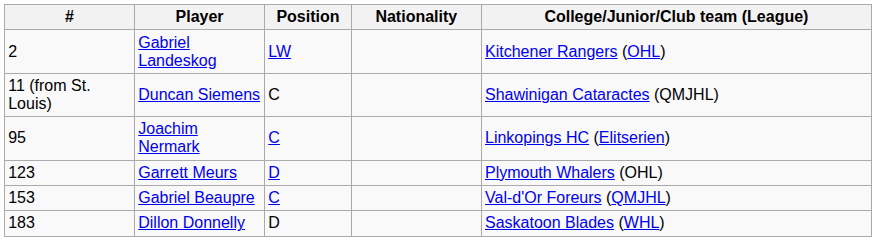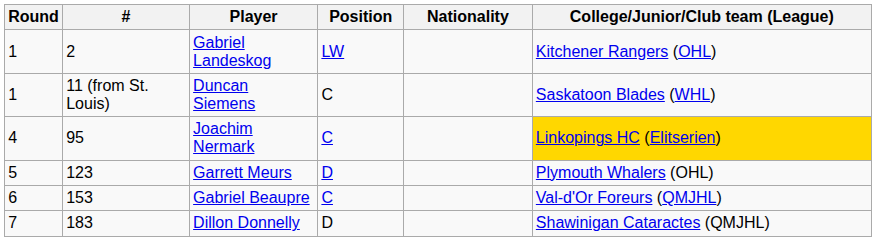+ column: (34, 17)
(602, 94) Shawinigan Cataractes (QMJHL) -> (626, 94) Saskatoon Blades (WHL)
(578, 138) no background -> (628, 138) gold background
(575, 223) Saskatoon Blades (WHL) -> (653, 223) Shawinigan Cataractes (QMJHL)
